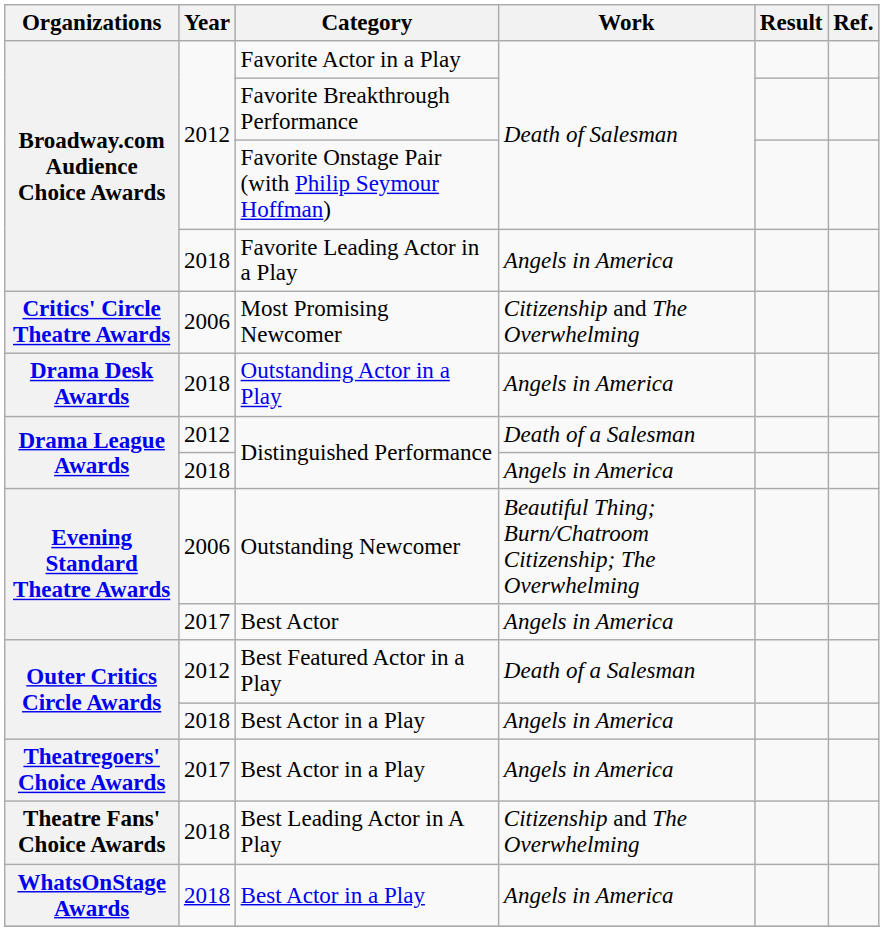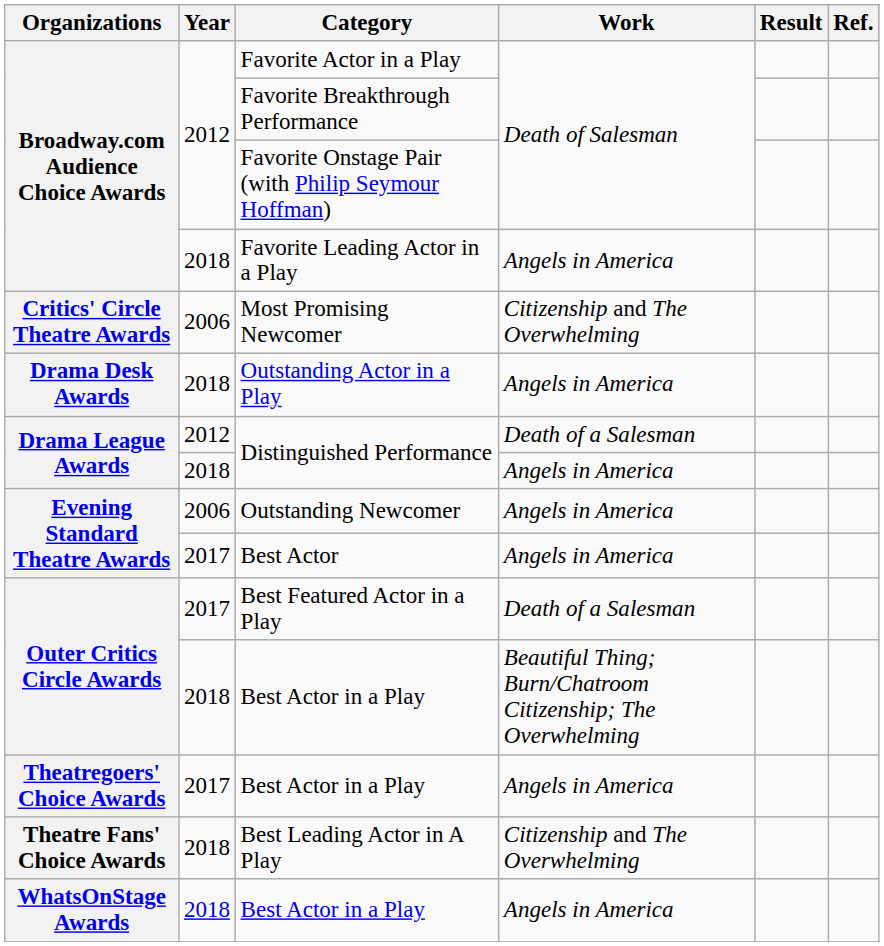(580, 546) Beautiful Thing; Burn/Chatroom Citizenship; The Overwhelming -> (589, 510) Angels in America
(207, 670) 2012 -> (207, 608) 2017
(589, 720) Angels in America -> (580, 696) Beautiful Thing; Burn/Chatroom Citizenship; The Overwhelming
